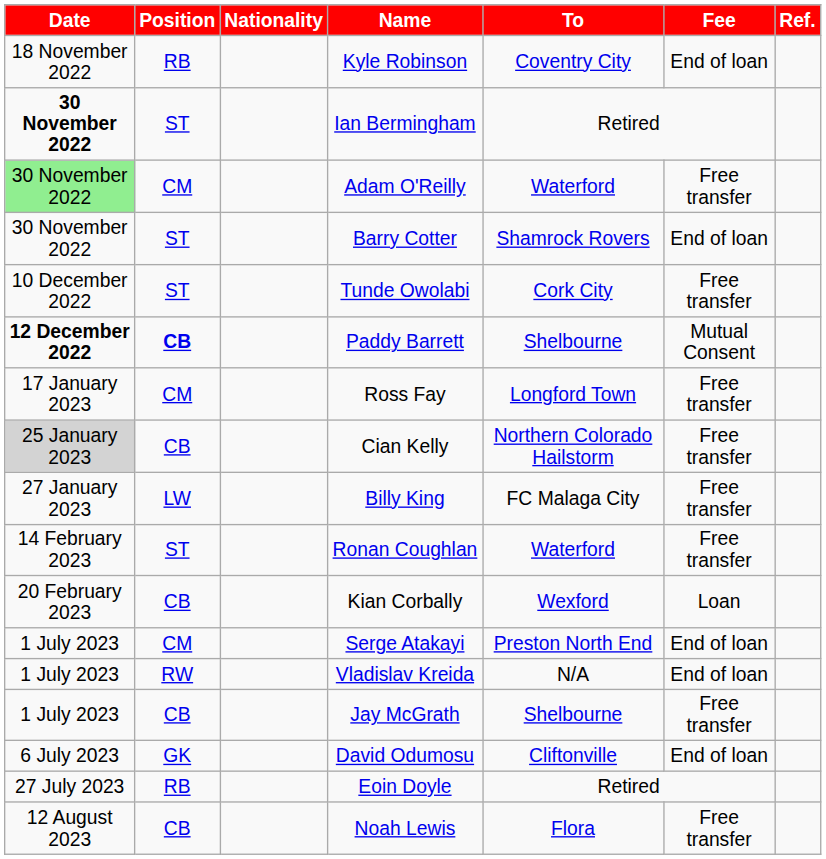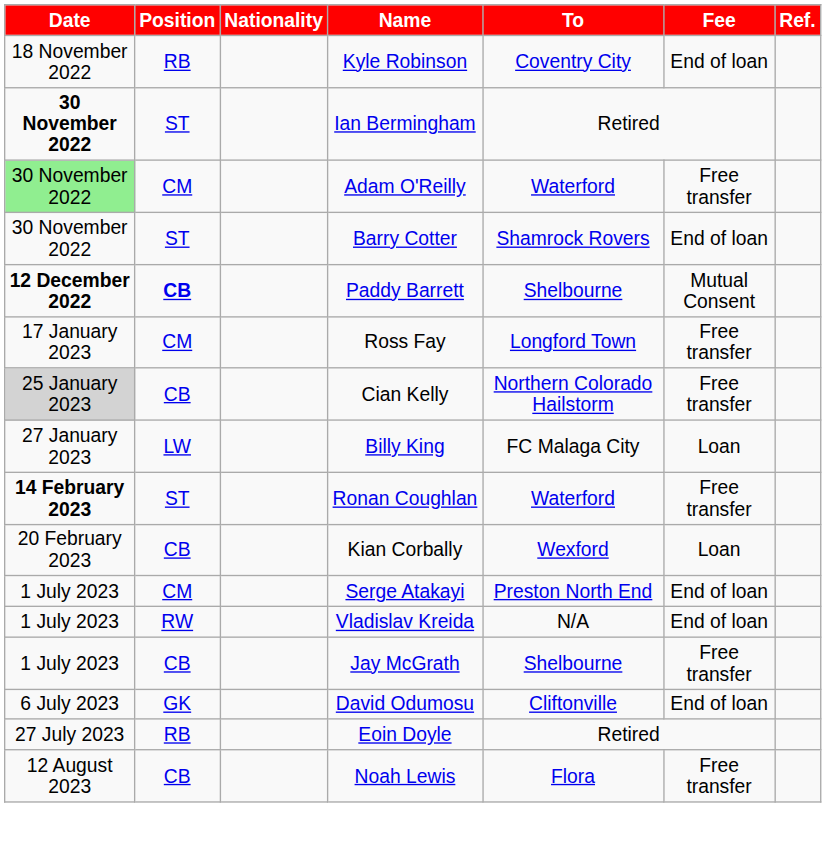- row: (405, 291)
(719, 498) Free transfer -> (719, 446) Loan
(70, 550) normal -> (70, 498) bold
